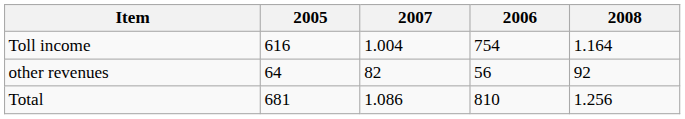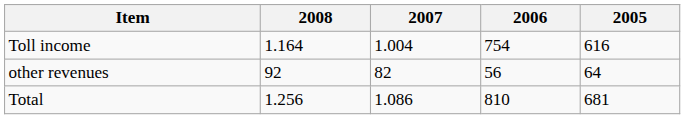columns swapped: (625, 18) <-> (310, 18)
